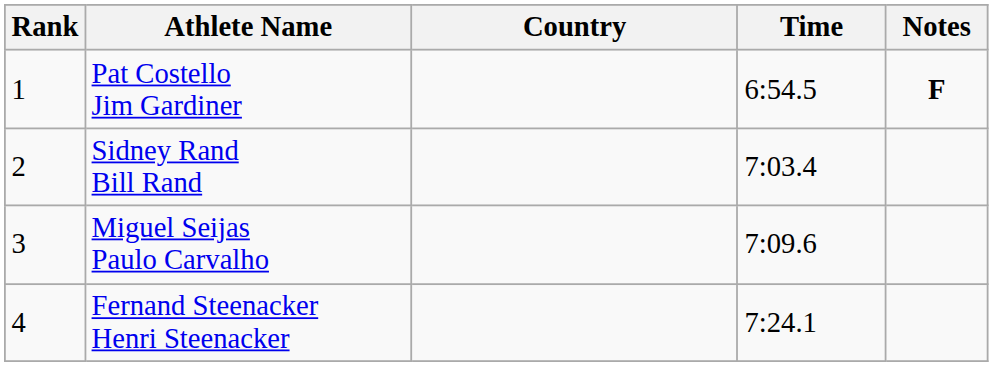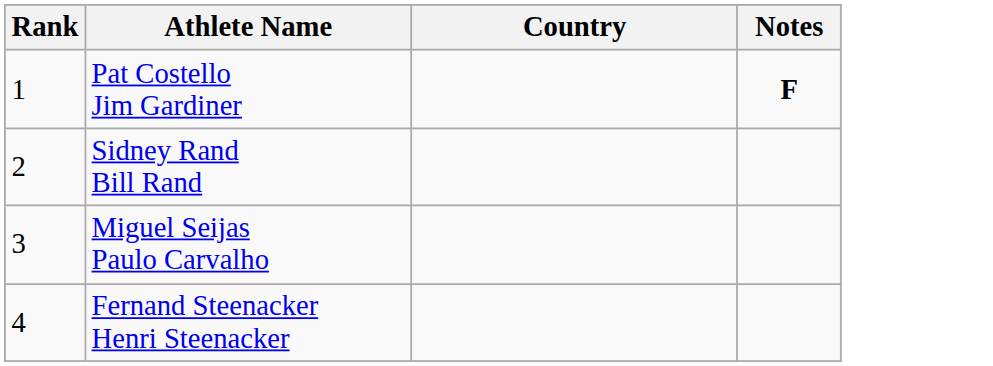- column: (812, 27)
